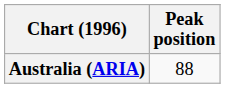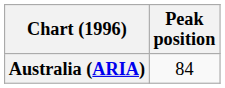(184, 68) 88 -> (184, 68) 84
